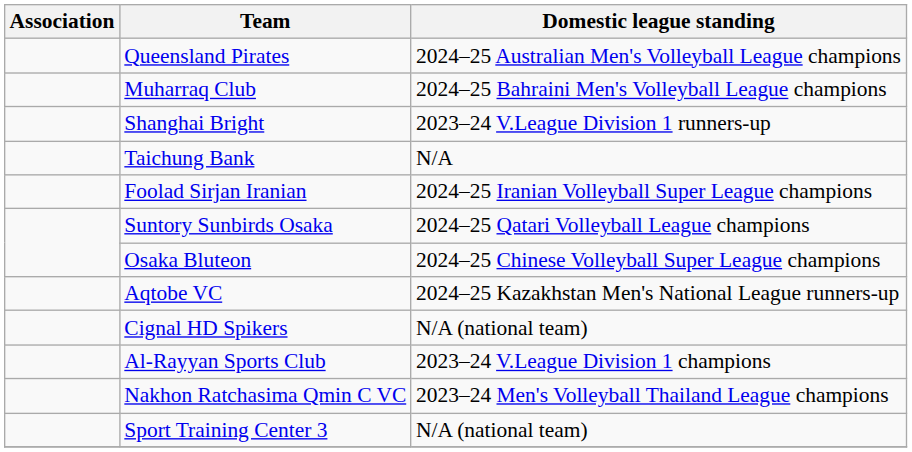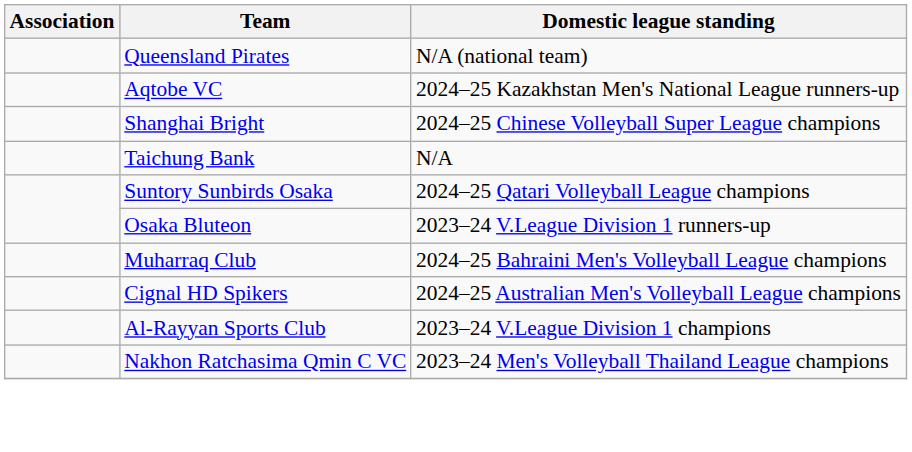(659, 55) 2024–25 Australian Men's Volleyball League champions -> (502, 55) N/A (national team)
rows swapped: (190, 89) <-> (173, 293)
(593, 123) 2023–24 V.League Division 1 runners-up -> (648, 123) 2024–25 Chinese Volleyball Super League champions
- row: (215, 191)
(648, 259) 2024–25 Chinese Volleyball Super League champions -> (593, 225) 2023–24 V.League Division 1 runners-up
(502, 327) N/A (national team) -> (659, 293) 2024–25 Australian Men's Volleyball League champions
- row: (226, 429)
